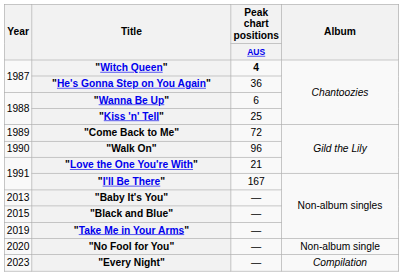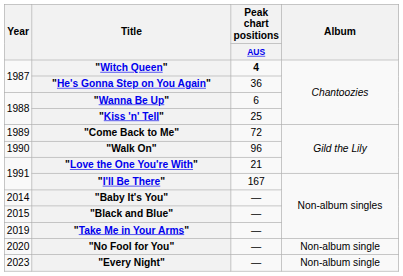(18, 198) 2013 -> (18, 198) 2014
(340, 263) Compilation -> (340, 263) Non-album single
